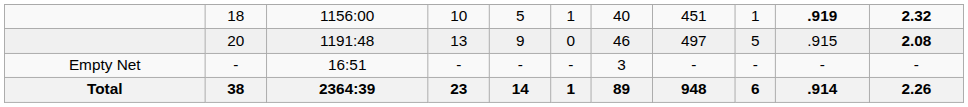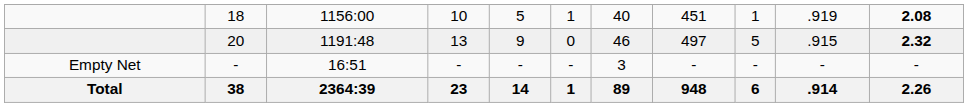(822, 16) bold -> (822, 16) normal
(916, 16) 2.32 -> (916, 16) 2.08
(916, 41) 2.08 -> (916, 41) 2.32
